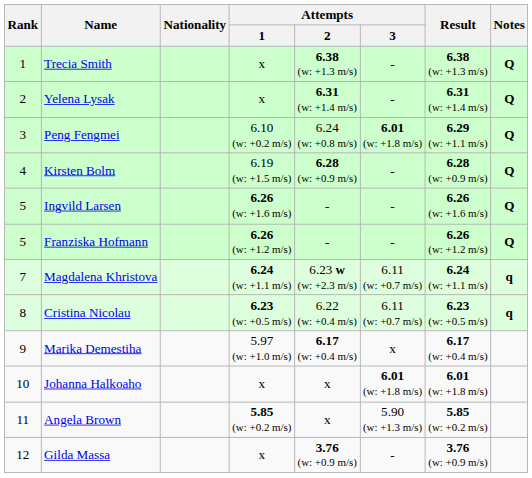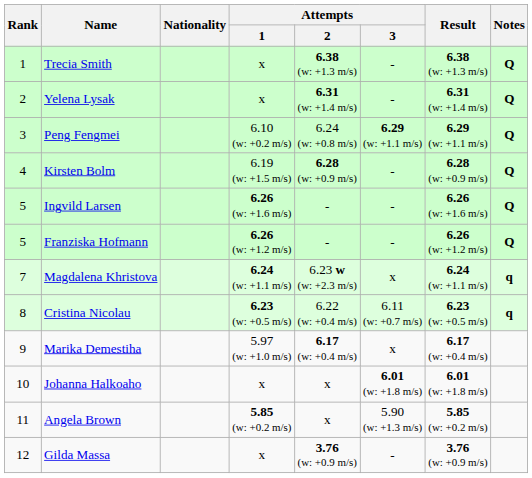(393, 135) 6.01 (w: +1.8 m/s) -> (393, 135) 6.29 (w: +1.1 m/s)
(393, 277) 6.11 (w: +0.7 m/s) -> (393, 277) x
